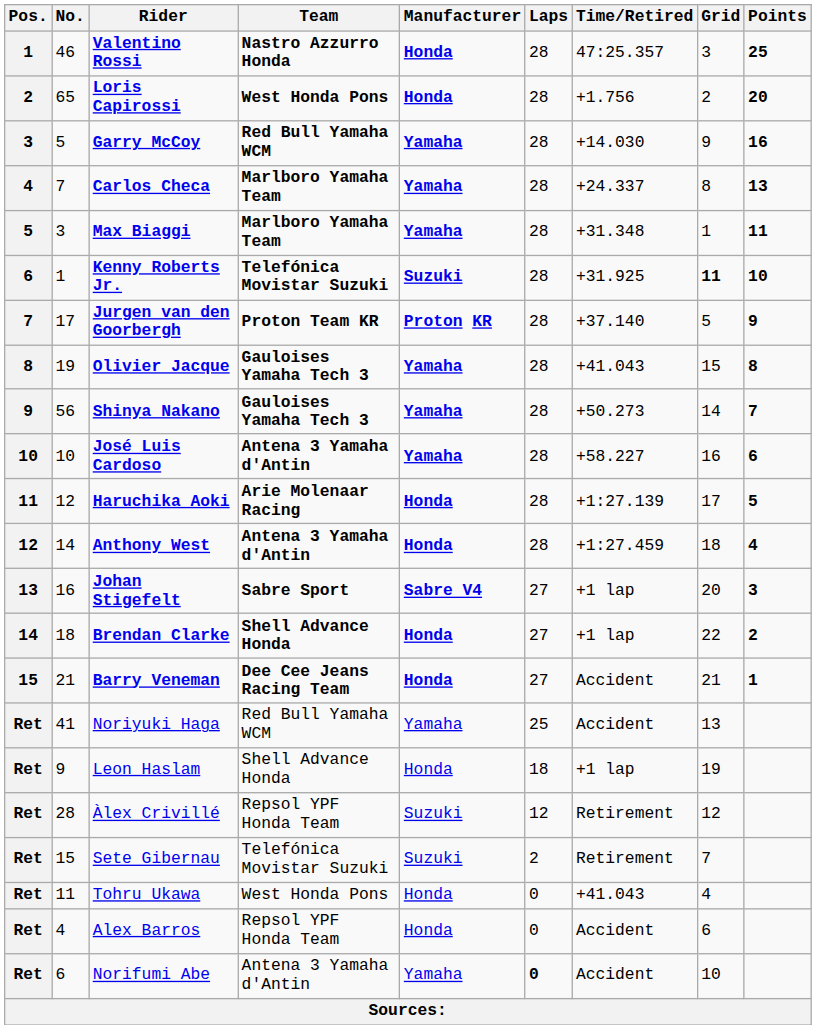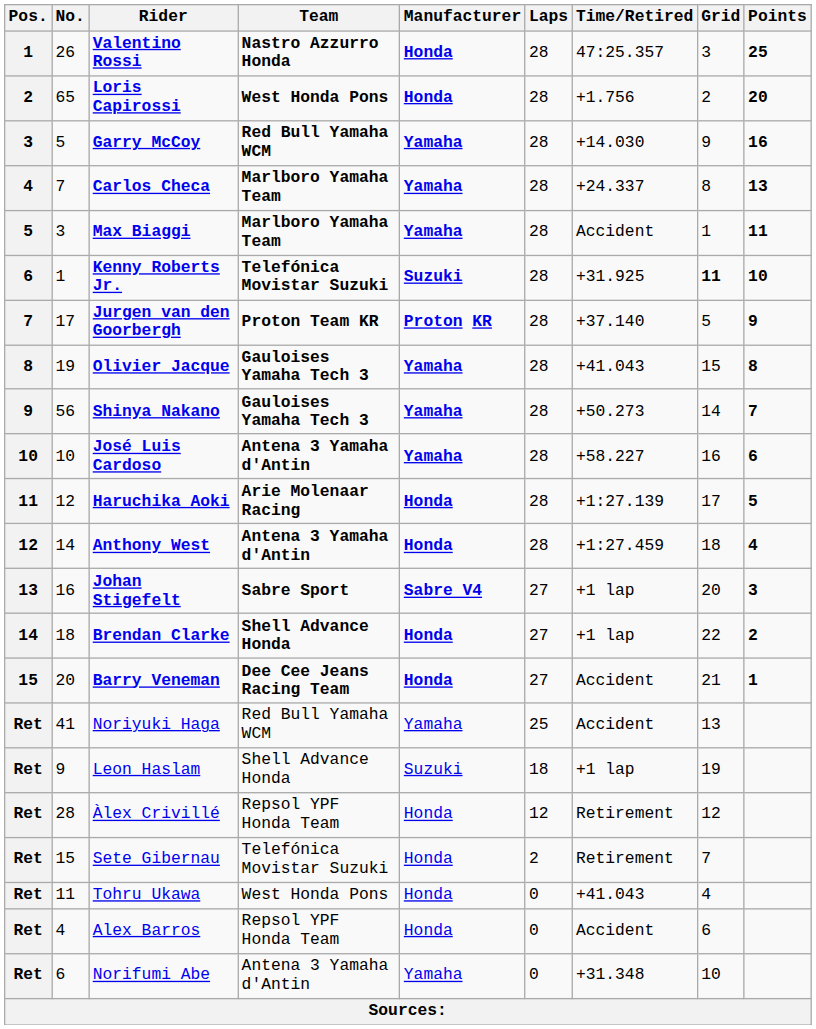(65, 54) 46 -> (65, 54) 26
(610, 233) +31.348 -> (615, 233) Accident
(65, 681) 21 -> (65, 681) 20
(428, 770) Honda -> (433, 770) Suzuki
(433, 815) Suzuki -> (428, 815) Honda
(433, 860) Suzuki -> (428, 860) Honda
(534, 976) bold -> (534, 976) normal
(615, 976) Accident -> (610, 976) +31.348
